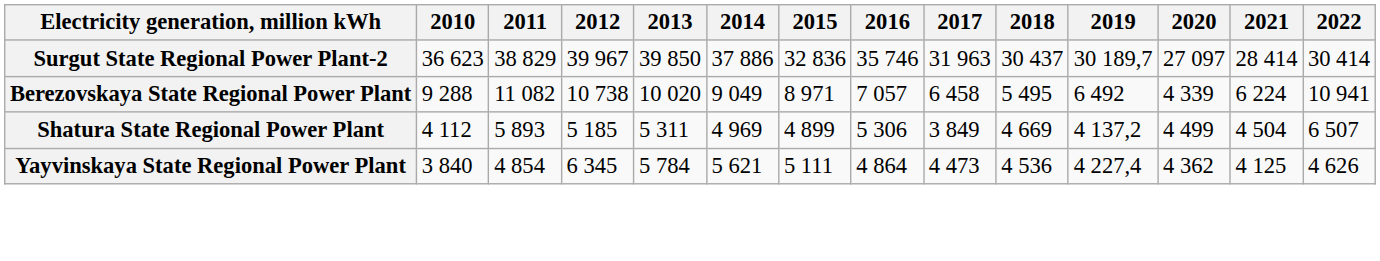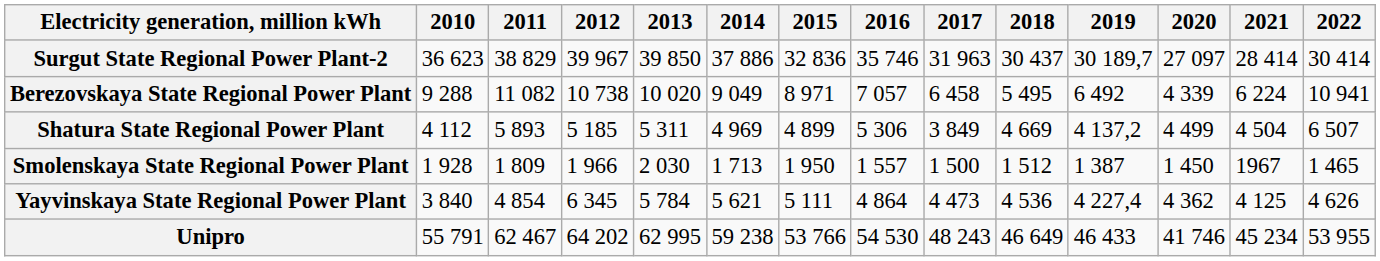+ row: (211, 165)
+ row: (211, 237)
